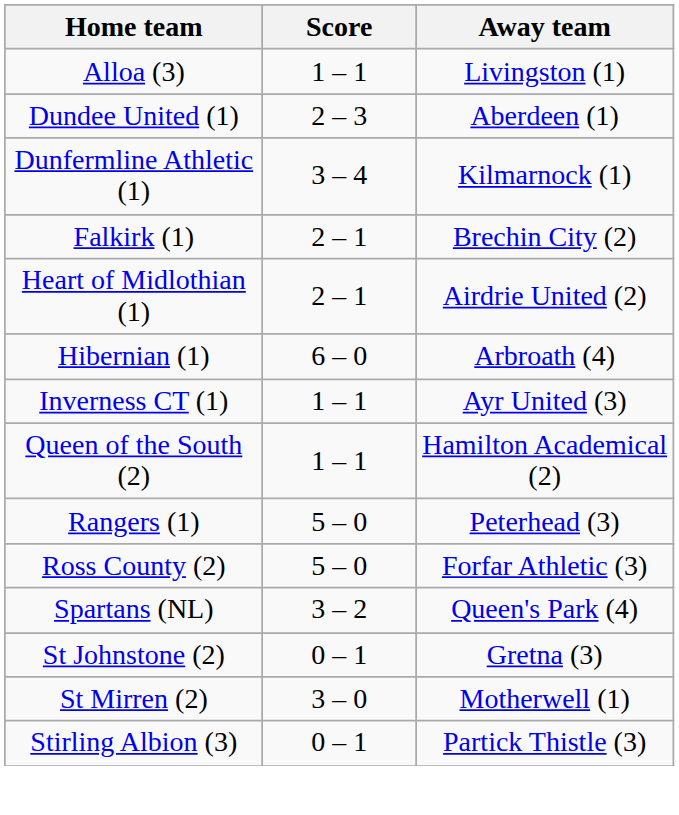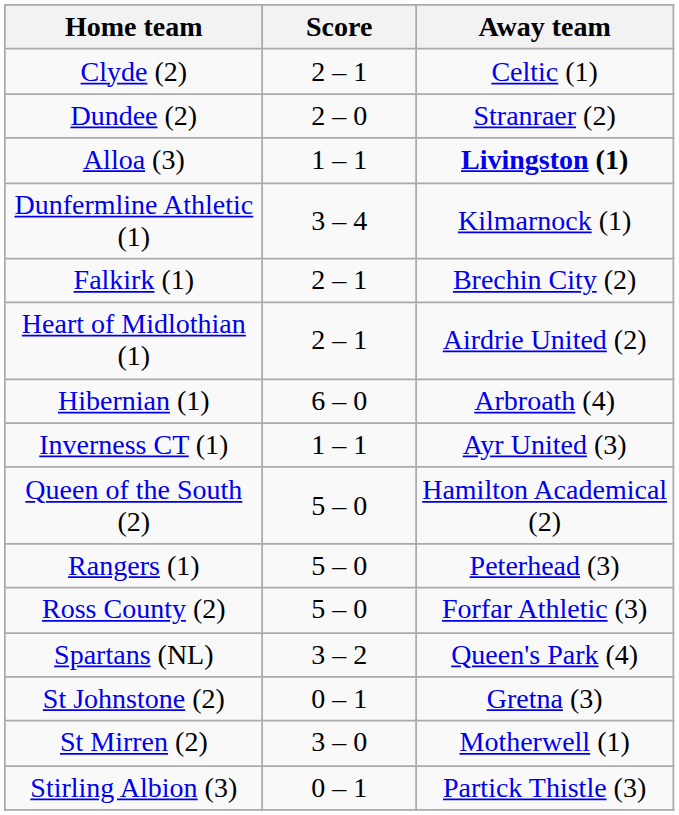+ row: (134, 71)
+ row: (134, 115)
(545, 71) normal -> (545, 159) bold
- row: (134, 115)
(339, 460) 1 – 1 -> (339, 505) 5 – 0
